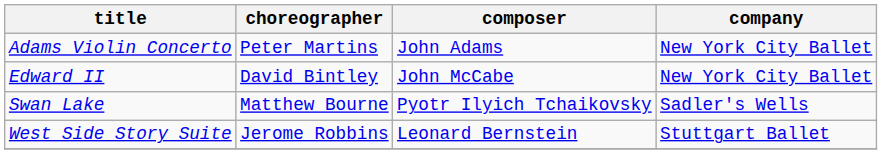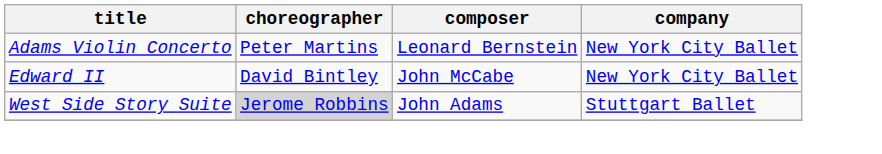(450, 48) John Adams -> (487, 48) Leonard Bernstein
- row: (57, 106)
(314, 134) no background -> (314, 106) lightgrey background
(487, 134) Leonard Bernstein -> (450, 106) John Adams
